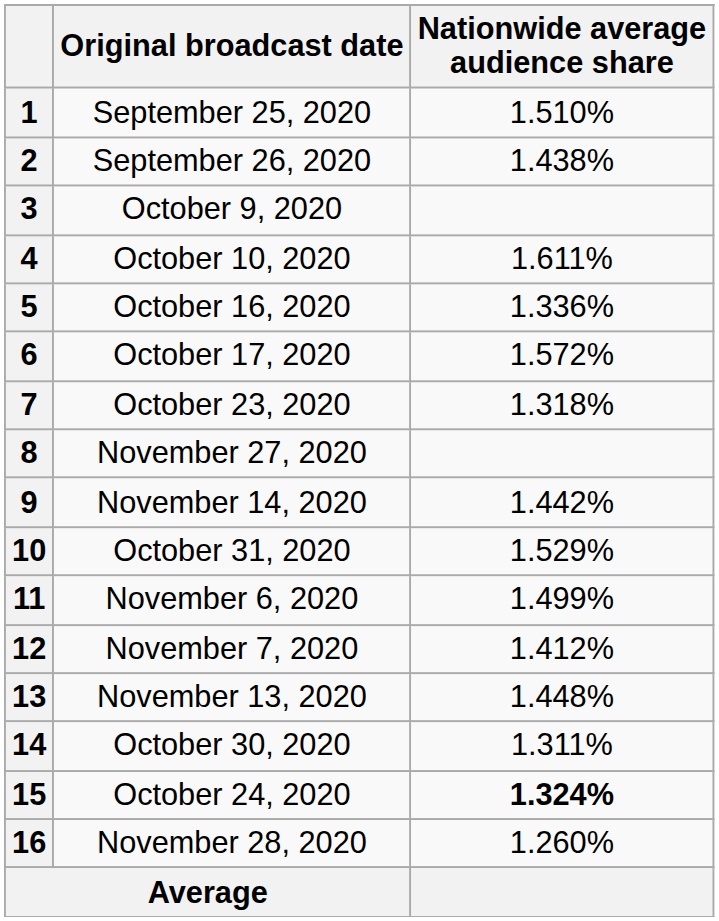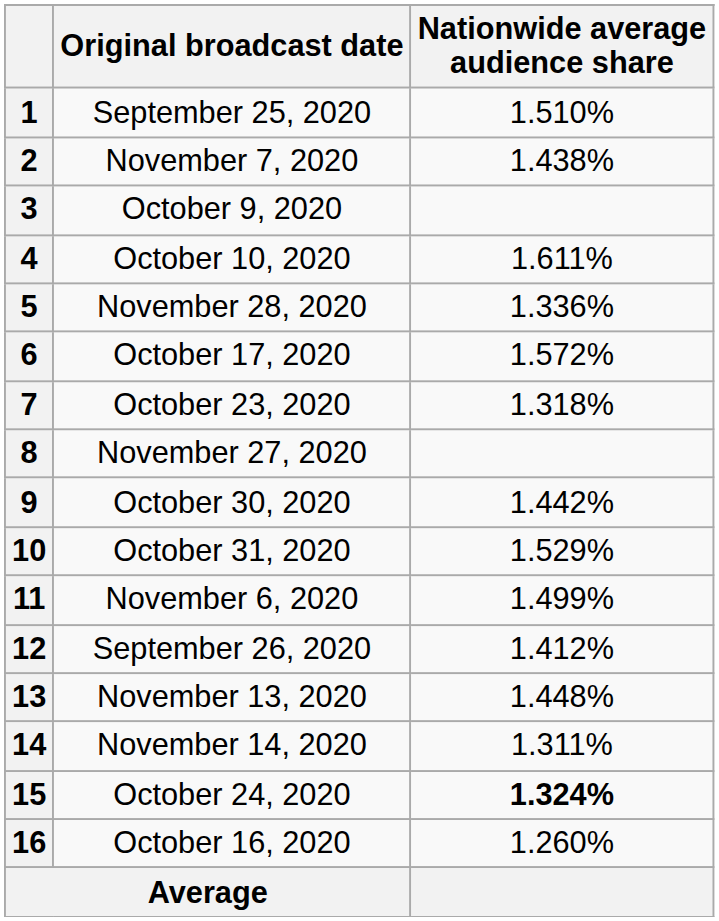(232, 160) September 26, 2020 -> (232, 160) November 7, 2020
(232, 307) October 16, 2020 -> (232, 307) November 28, 2020
(232, 501) November 14, 2020 -> (232, 501) October 30, 2020
(232, 648) November 7, 2020 -> (232, 648) September 26, 2020
(232, 745) October 30, 2020 -> (232, 745) November 14, 2020
(232, 842) November 28, 2020 -> (232, 842) October 16, 2020
